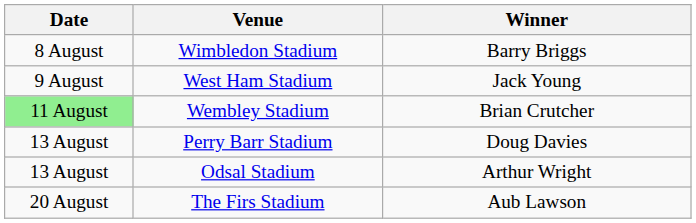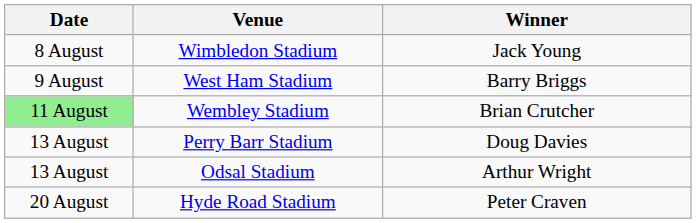(537, 50) Barry Briggs -> (537, 50) Jack Young
(537, 80) Jack Young -> (537, 80) Barry Briggs
+ row: (258, 202)
- row: (258, 202)
